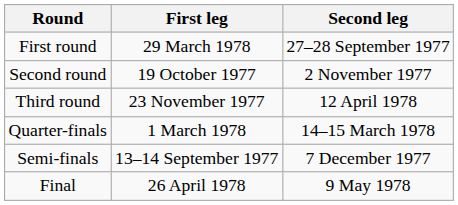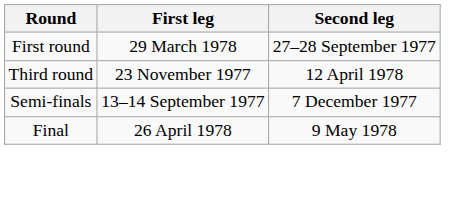- row: (58, 74)
- row: (58, 130)
